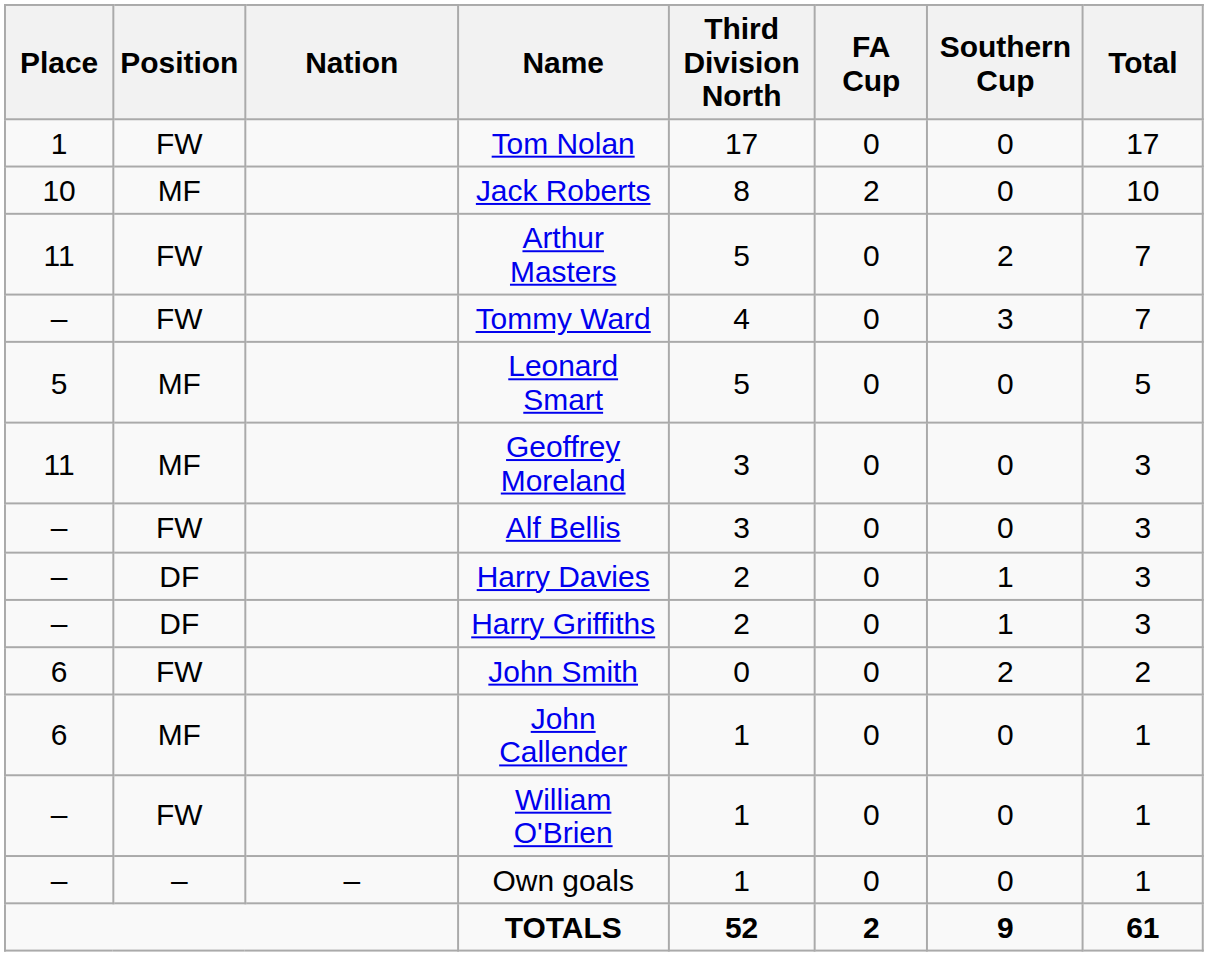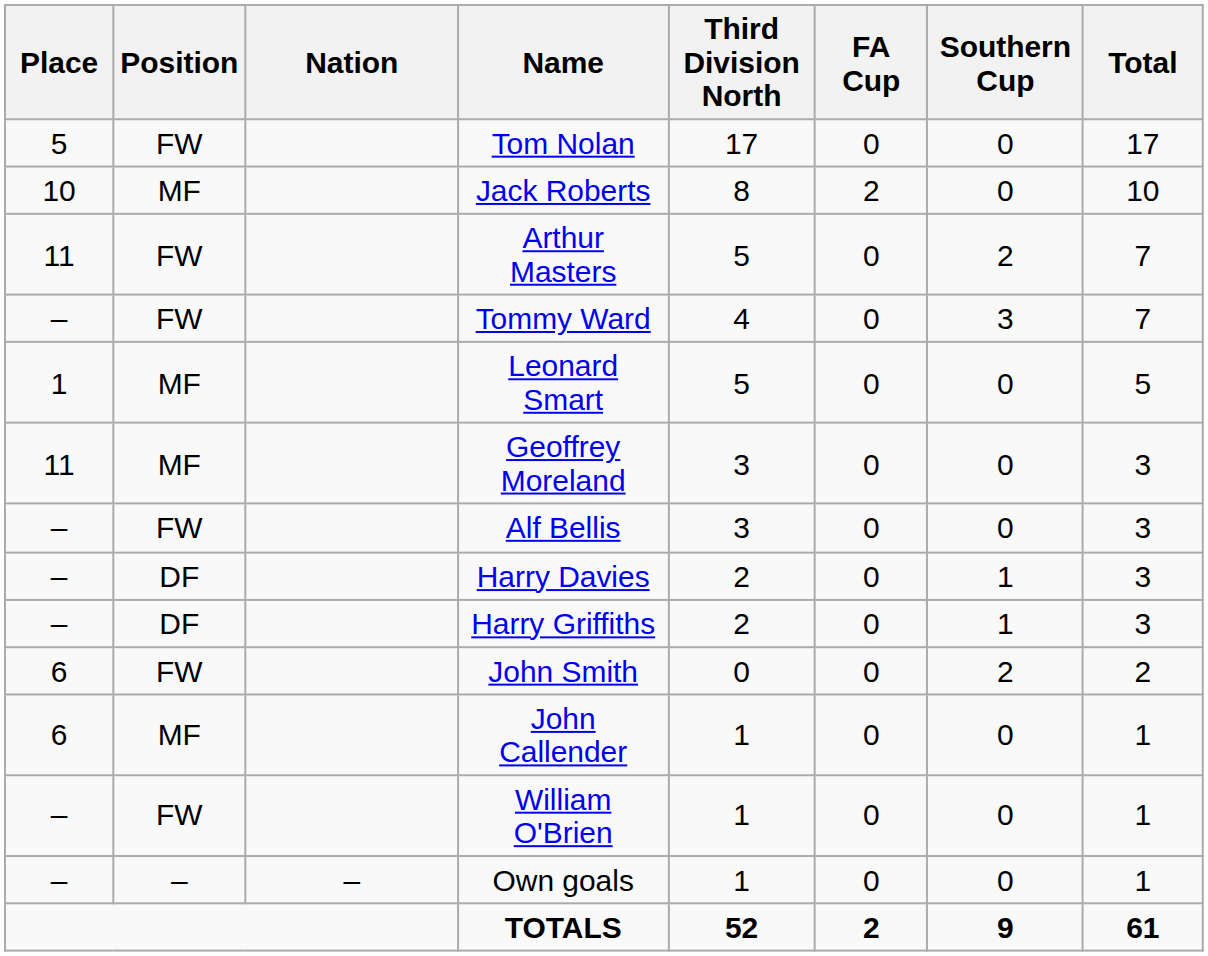(59, 143) 1 -> (59, 143) 5
(59, 383) 5 -> (59, 383) 1
